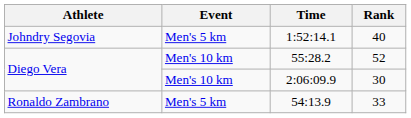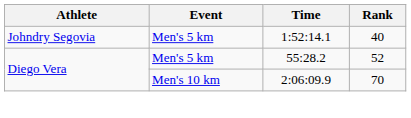(199, 58) Men's 10 km -> (183, 58) Men's 5 km
(379, 80) 30 -> (377, 80) 70
- row: (311, 102)
